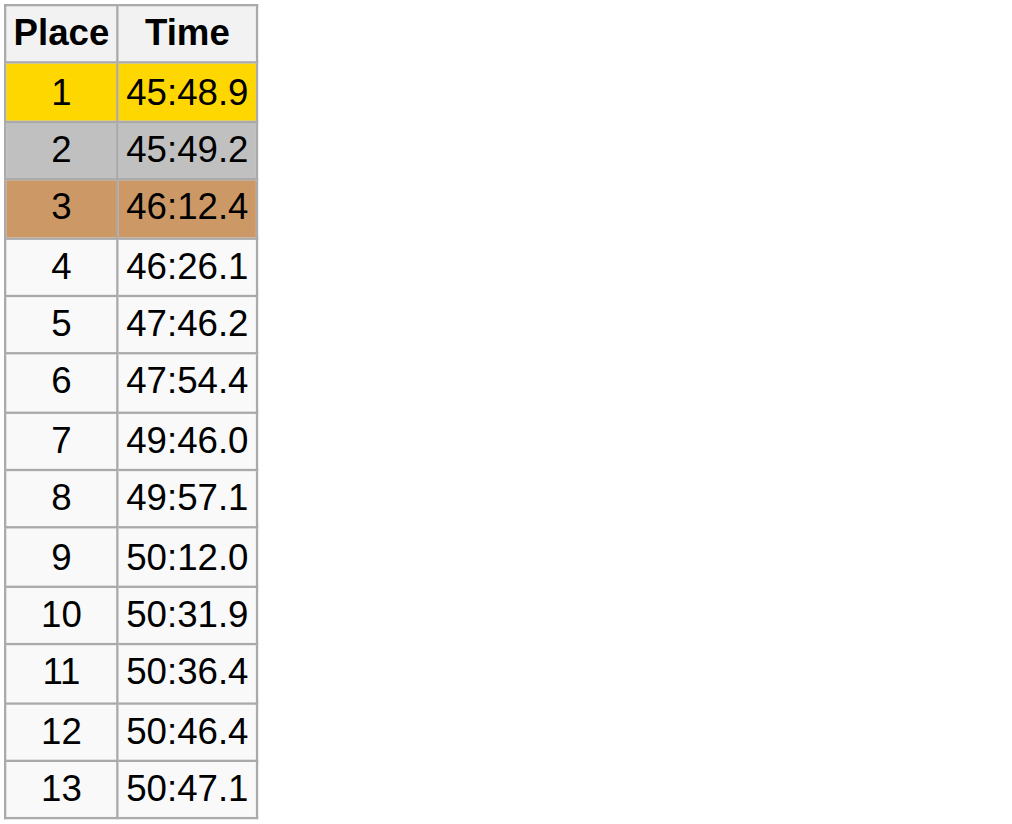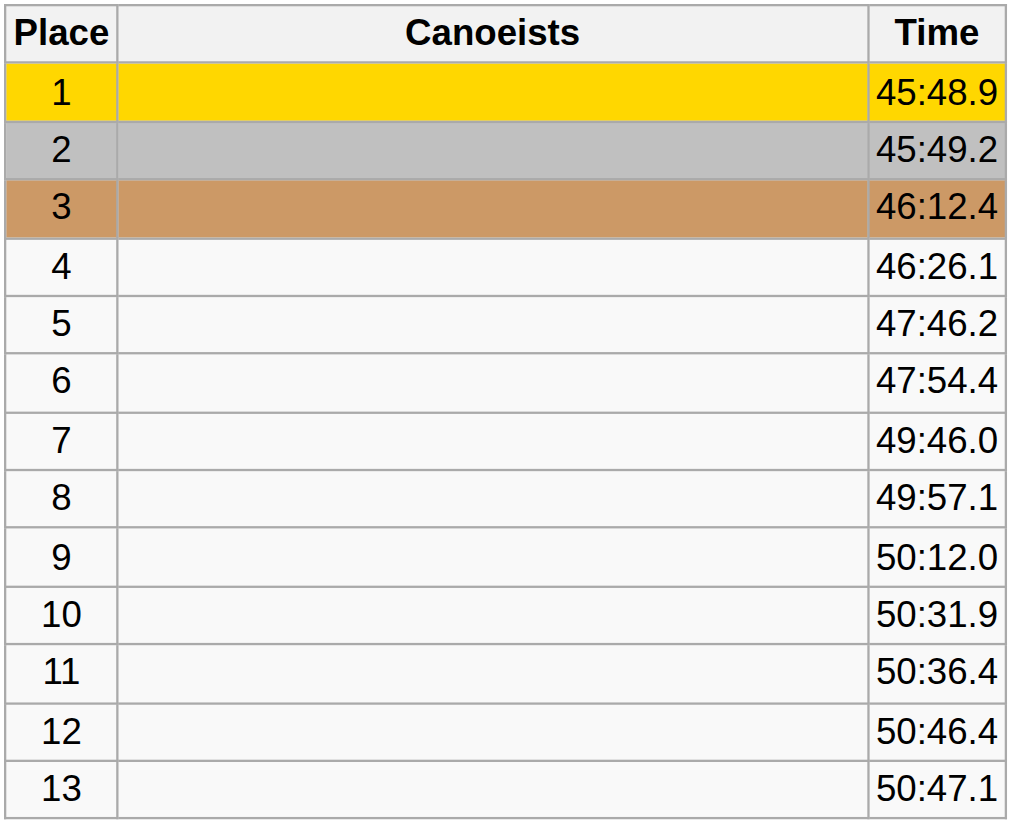+ column: (493, 33)
